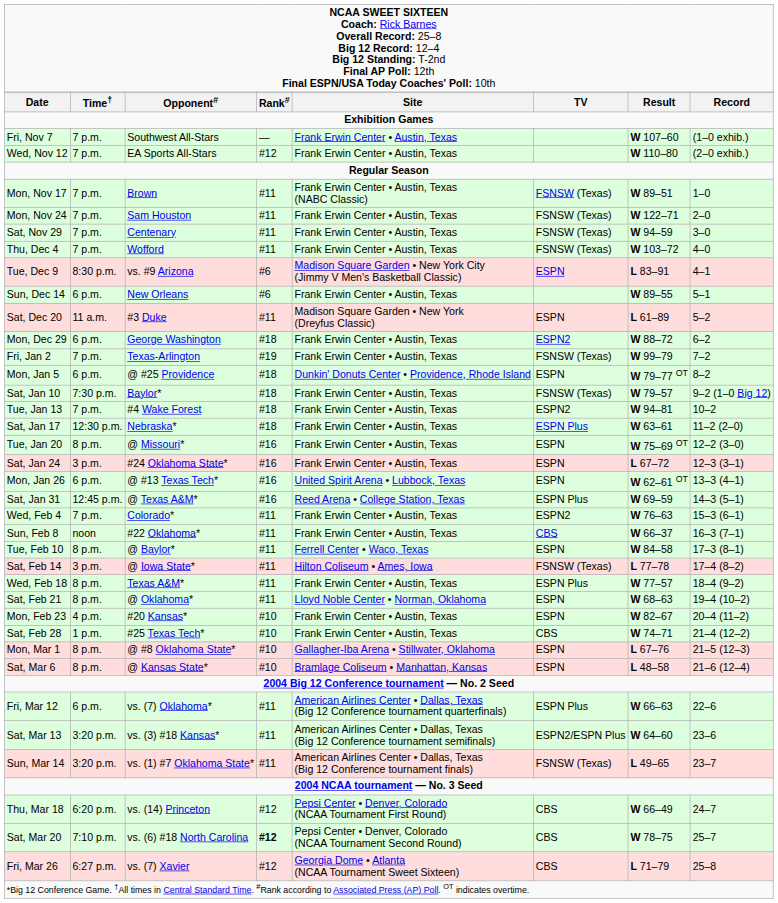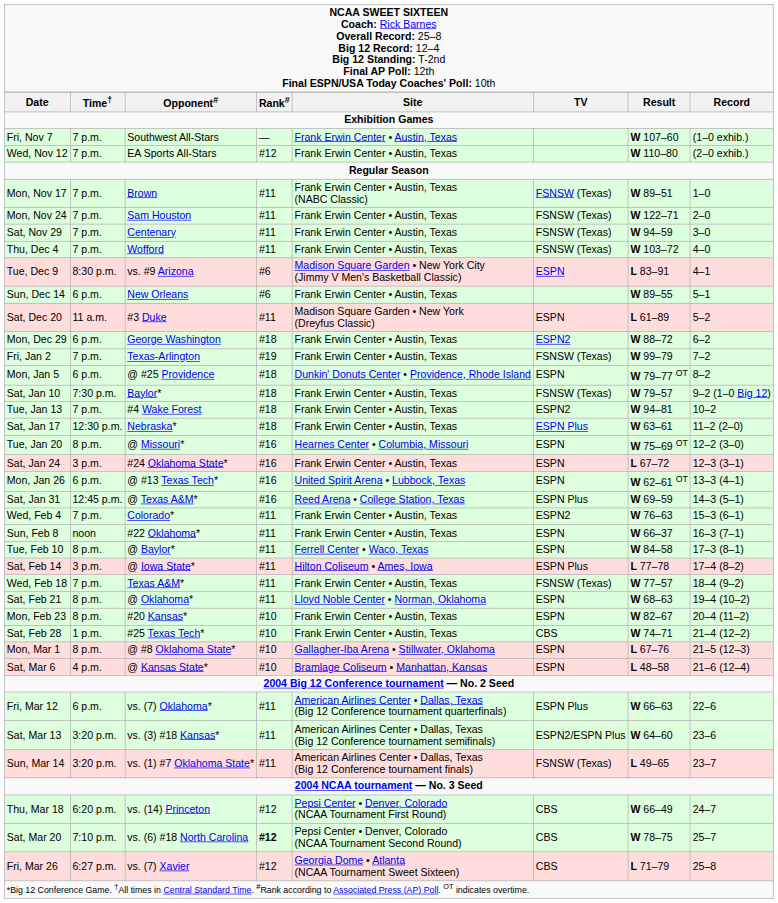(376, 445) Frank Erwin Center • Austin, Texas -> (381, 445) Hearnes Center • Columbia, Missouri
(547, 533) CBS -> (550, 533) ESPN
(574, 566) FSNSW (Texas) -> (562, 566) ESPN Plus
(87, 583) 8 p.m. -> (87, 583) 7 p.m.
(562, 583) ESPN Plus -> (574, 583) FSNSW (Texas)
(87, 616) 4 p.m. -> (87, 616) 8 p.m.
(87, 667) 8 p.m. -> (87, 667) 4 p.m.
